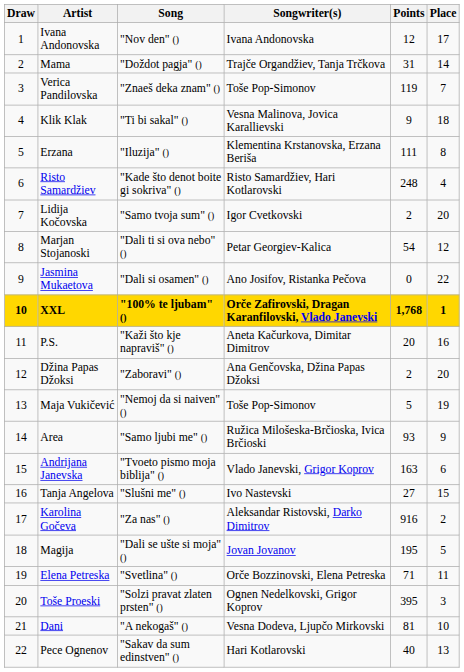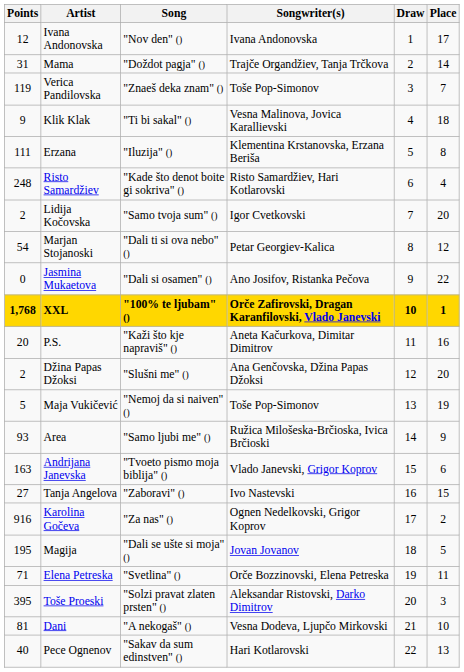columns swapped: (21, 13) <-> (409, 13)
(151, 374) "Zaboravi" () -> (156, 374) "Slušni me" ()
(153, 494) "Slušni me" () -> (154, 494) "Zaboravi" ()
(294, 519) Aleksandar Ristovski, Darko Dimitrov -> (295, 519) Ognen Nedelkovski, Grigor Koprov
(292, 601) Ognen Nedelkovski, Grigor Koprov -> (297, 601) Aleksandar Ristovski, Darko Dimitrov
